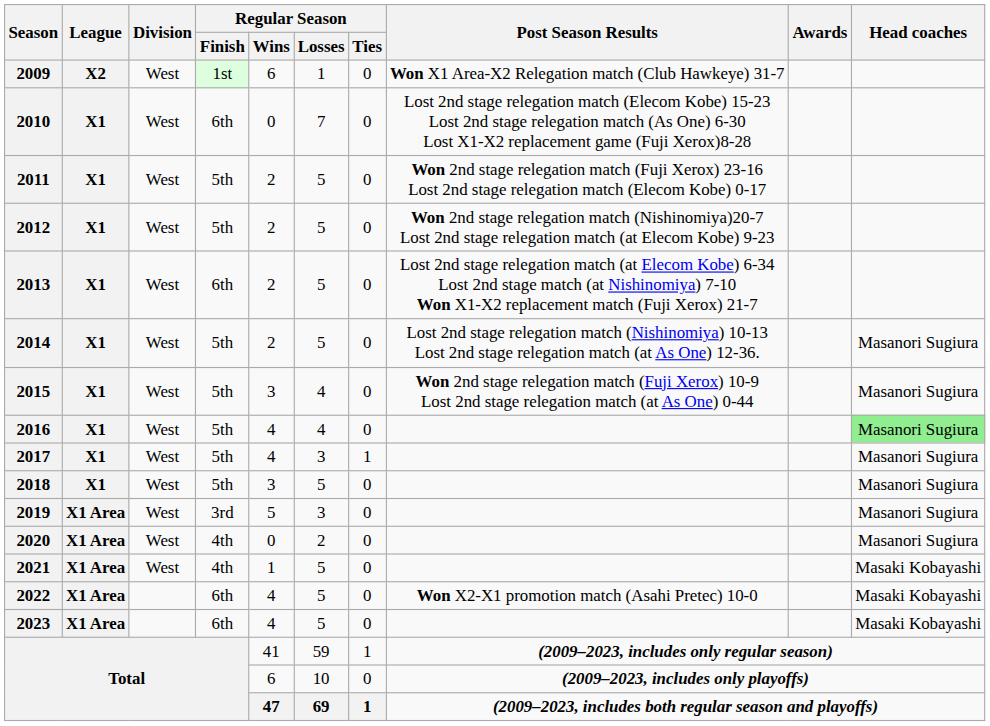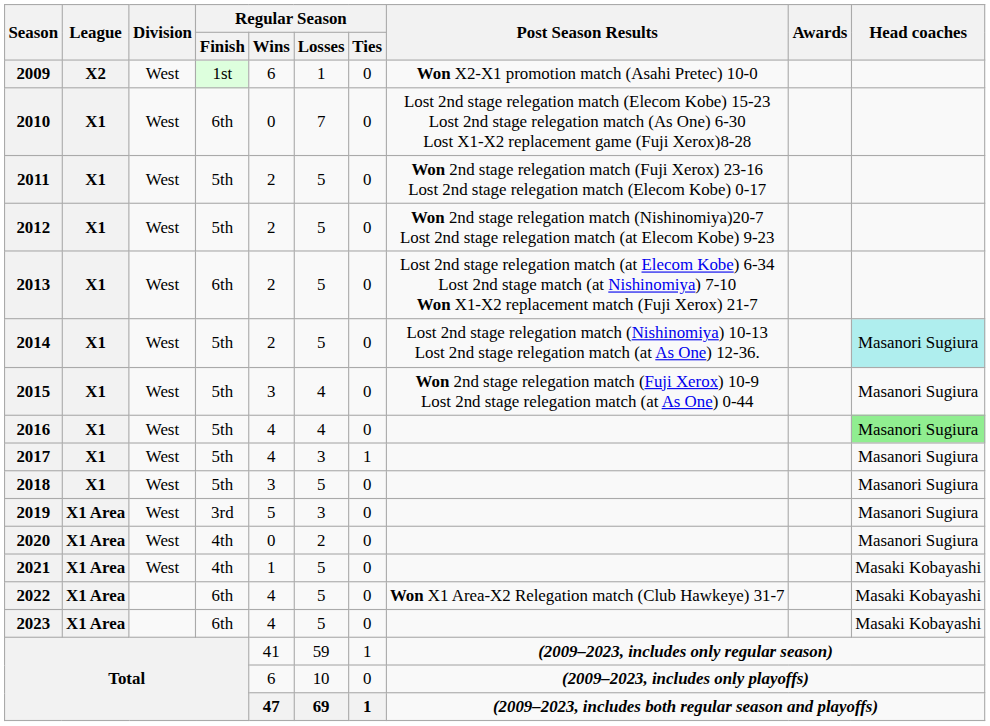(587, 74) Won X1 Area-X2 Relegation match (Club Hawkeye) 31-7 -> (587, 74) Won X2-X1 promotion match (Asahi Pretec) 10-0
(918, 343) no background -> (918, 343) paleturquoise background
(587, 595) Won X2-X1 promotion match (Asahi Pretec) 10-0 -> (587, 595) Won X1 Area-X2 Relegation match (Club Hawkeye) 31-7
